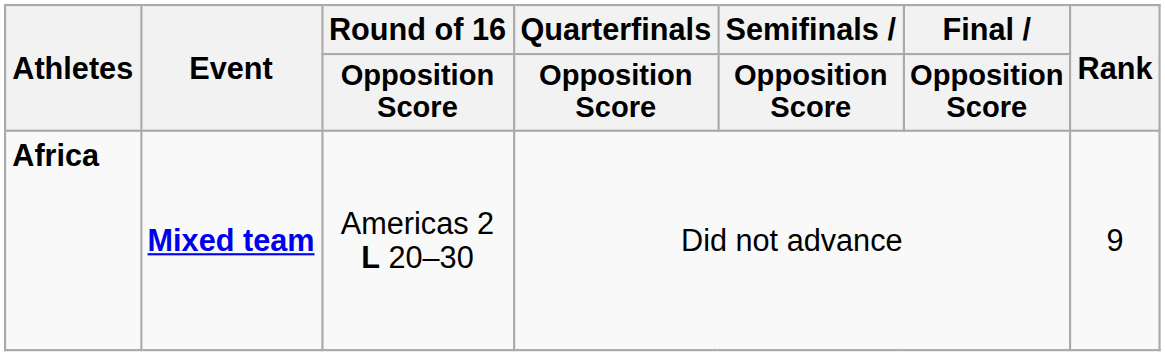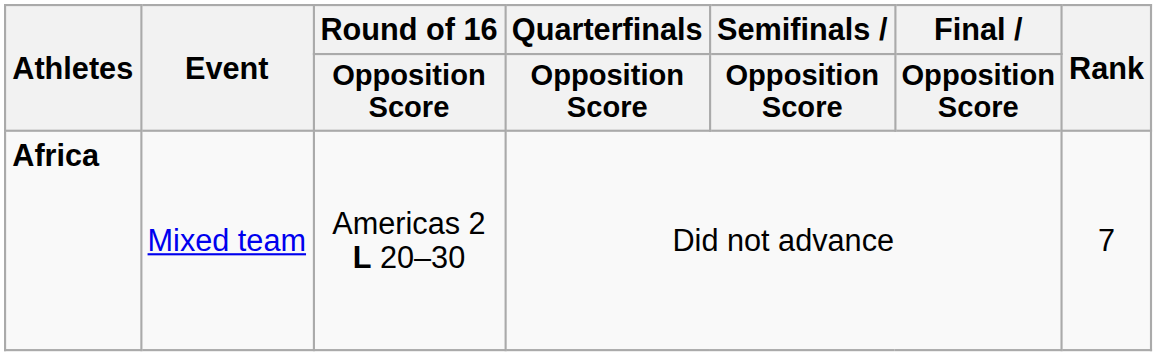(231, 241) bold -> (227, 241) normal
(1115, 241) 9 -> (1107, 241) 7
